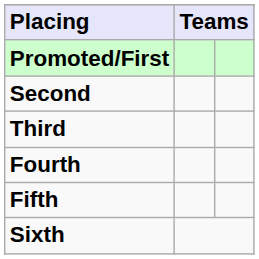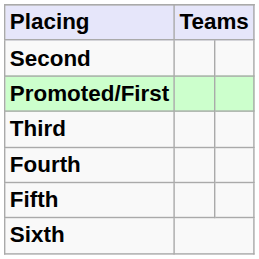rows swapped: (90, 57) <-> (50, 93)
